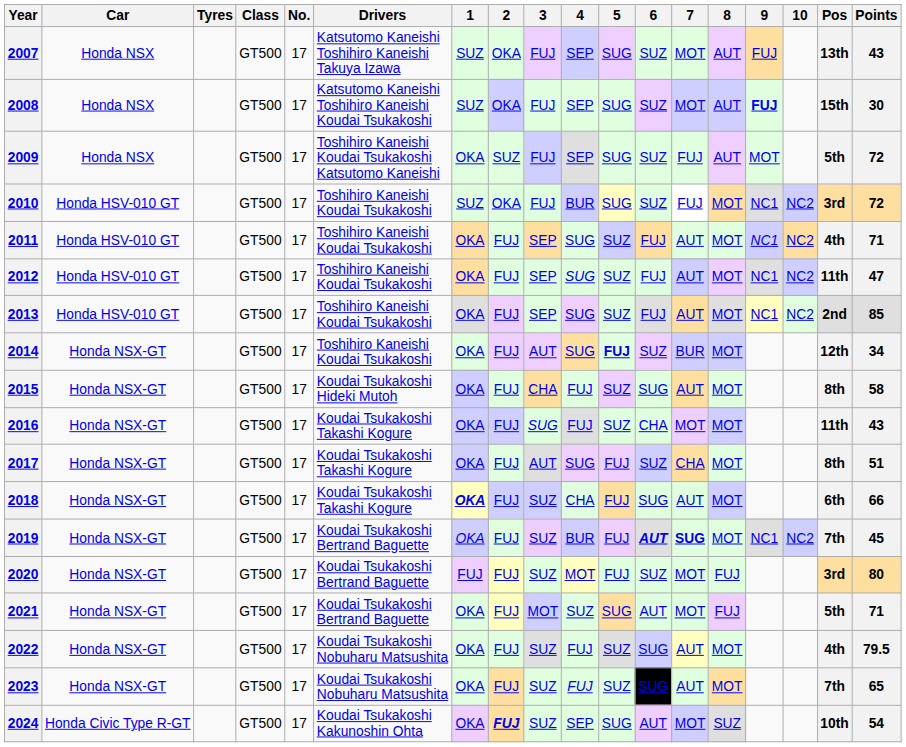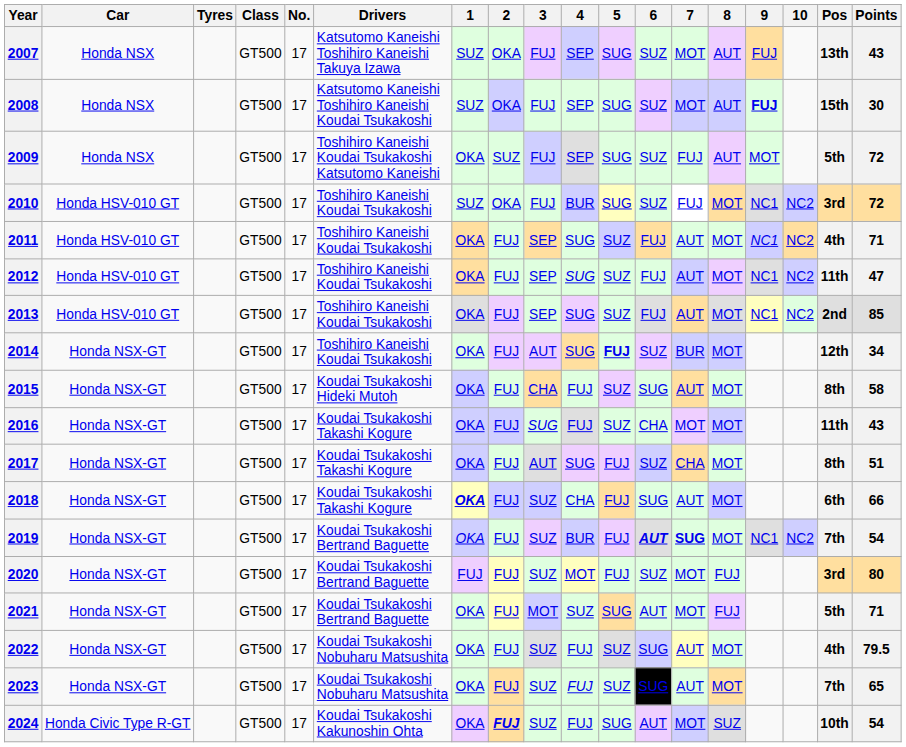(876, 538) 45 -> (876, 538) 54
(580, 724) SEP -> (580, 724) FUJ
